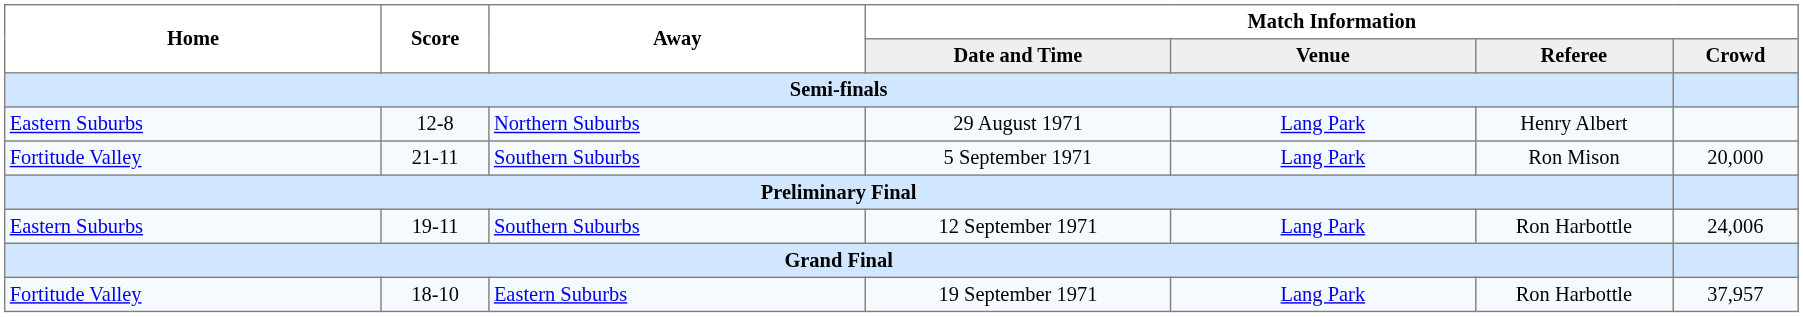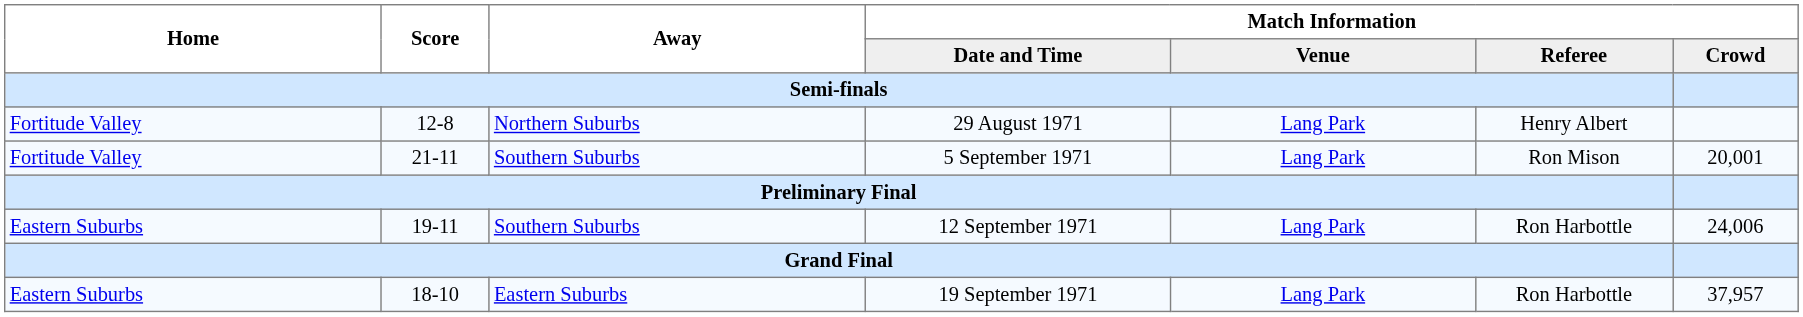(76, 123) Eastern Suburbs -> (76, 123) Fortitude Valley
(1735, 157) 20,000 -> (1735, 157) 20,001
(76, 294) Fortitude Valley -> (76, 294) Eastern Suburbs
